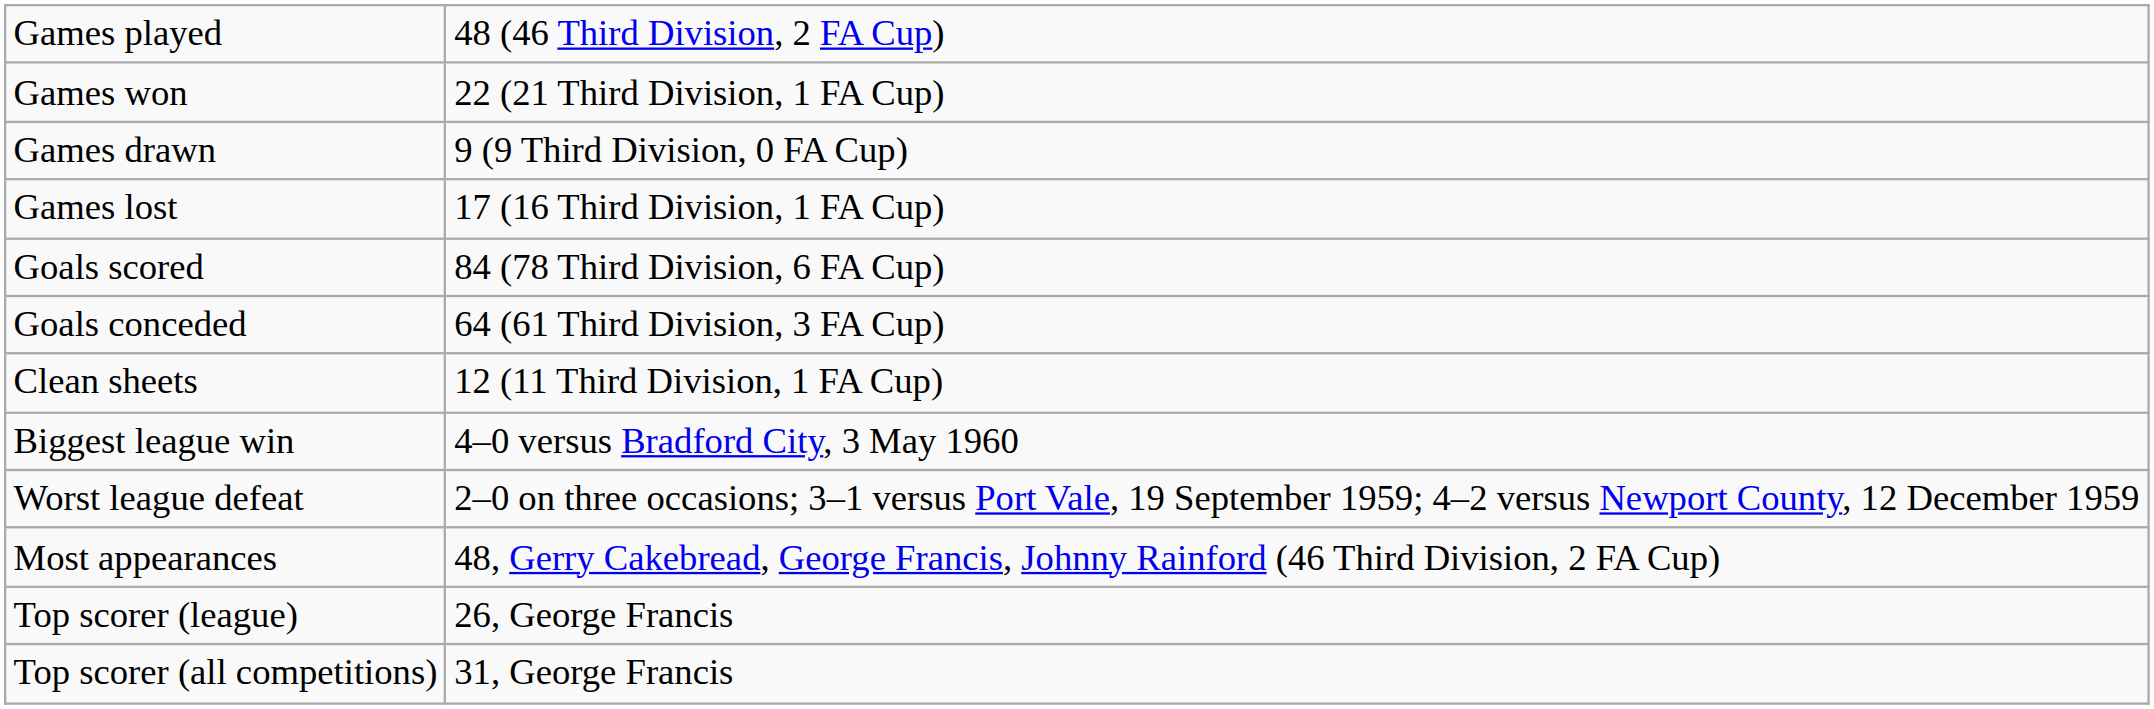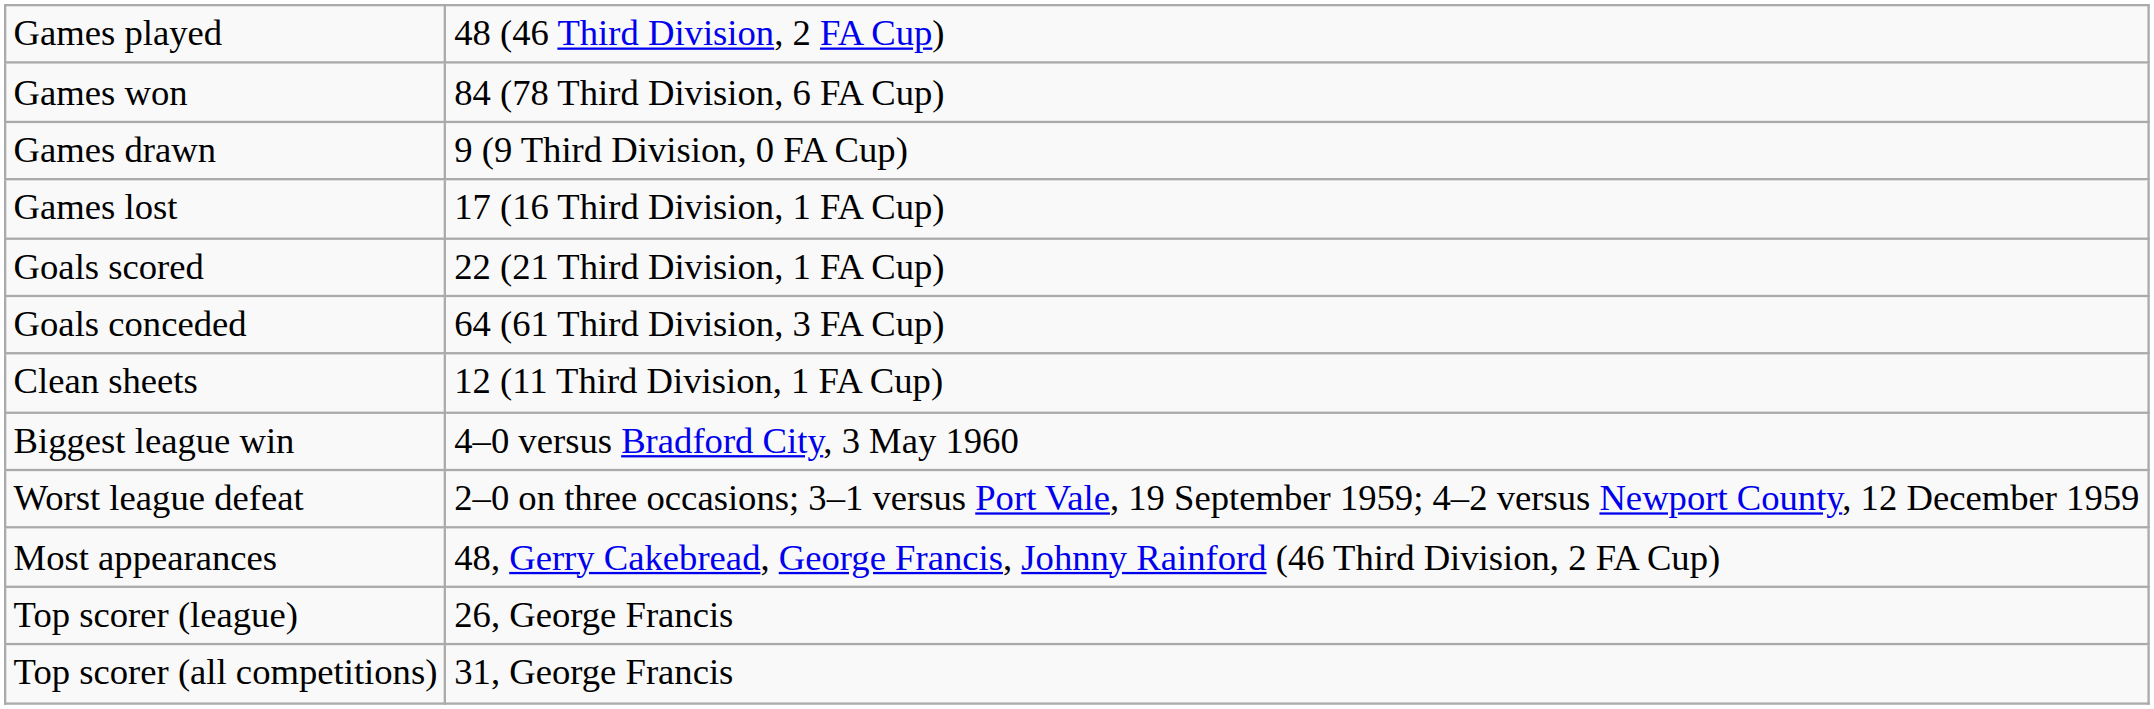(699, 91) 22 (21 Third Division, 1 FA Cup) -> (699, 91) 84 (78 Third Division, 6 FA Cup)
(699, 265) 84 (78 Third Division, 6 FA Cup) -> (699, 265) 22 (21 Third Division, 1 FA Cup)
